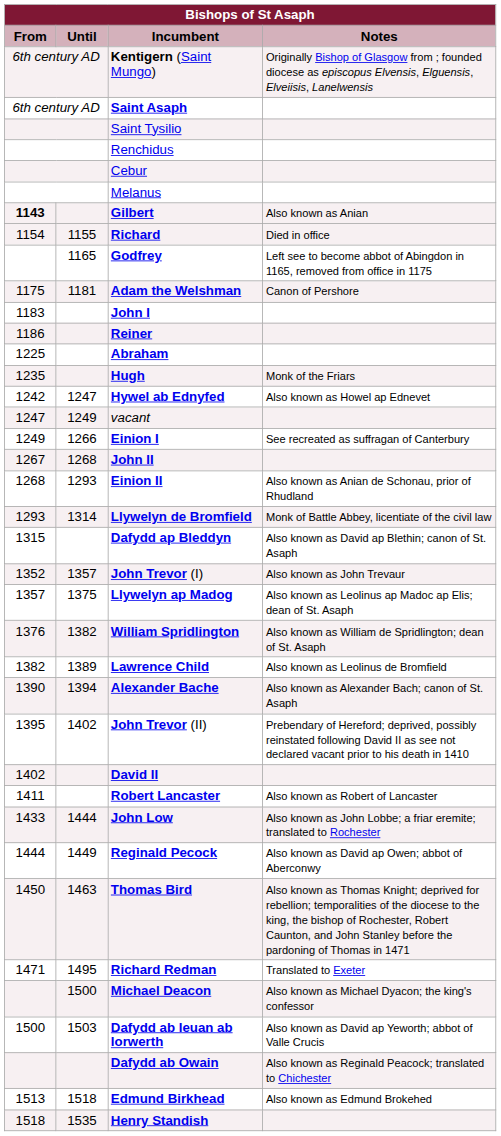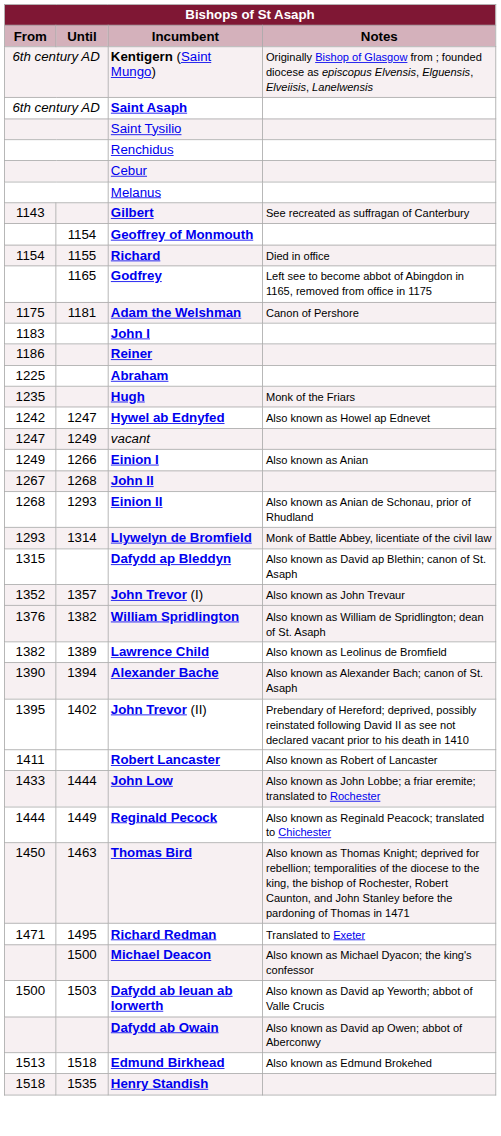(30, 213) bold -> (30, 213) normal
(317, 214) Also known as Anian -> (368, 214) See recreated as suffragan of Canterbury
+ row: (182, 234)
(368, 439) See recreated as suffragan of Canterbury -> (317, 460) Also known as Anian
- row: (172, 595)
- row: (134, 775)
(364, 861) Also known as David ap Owen; abbot of Aberconwy -> (375, 825) Also known as Reginald Peacock; translated to Chichester
(375, 1071) Also known as Reginald Peacock; translated to Chichester -> (364, 1035) Also known as David ap Owen; abbot of Aberconwy
